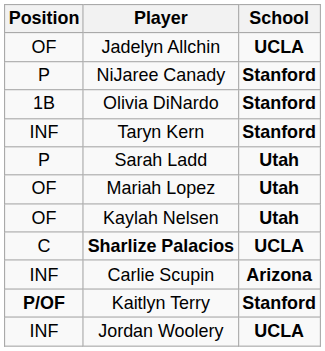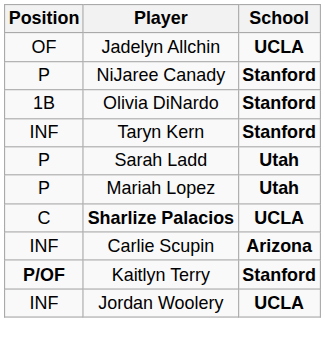(44, 189) OF -> (44, 189) P
- row: (161, 217)
